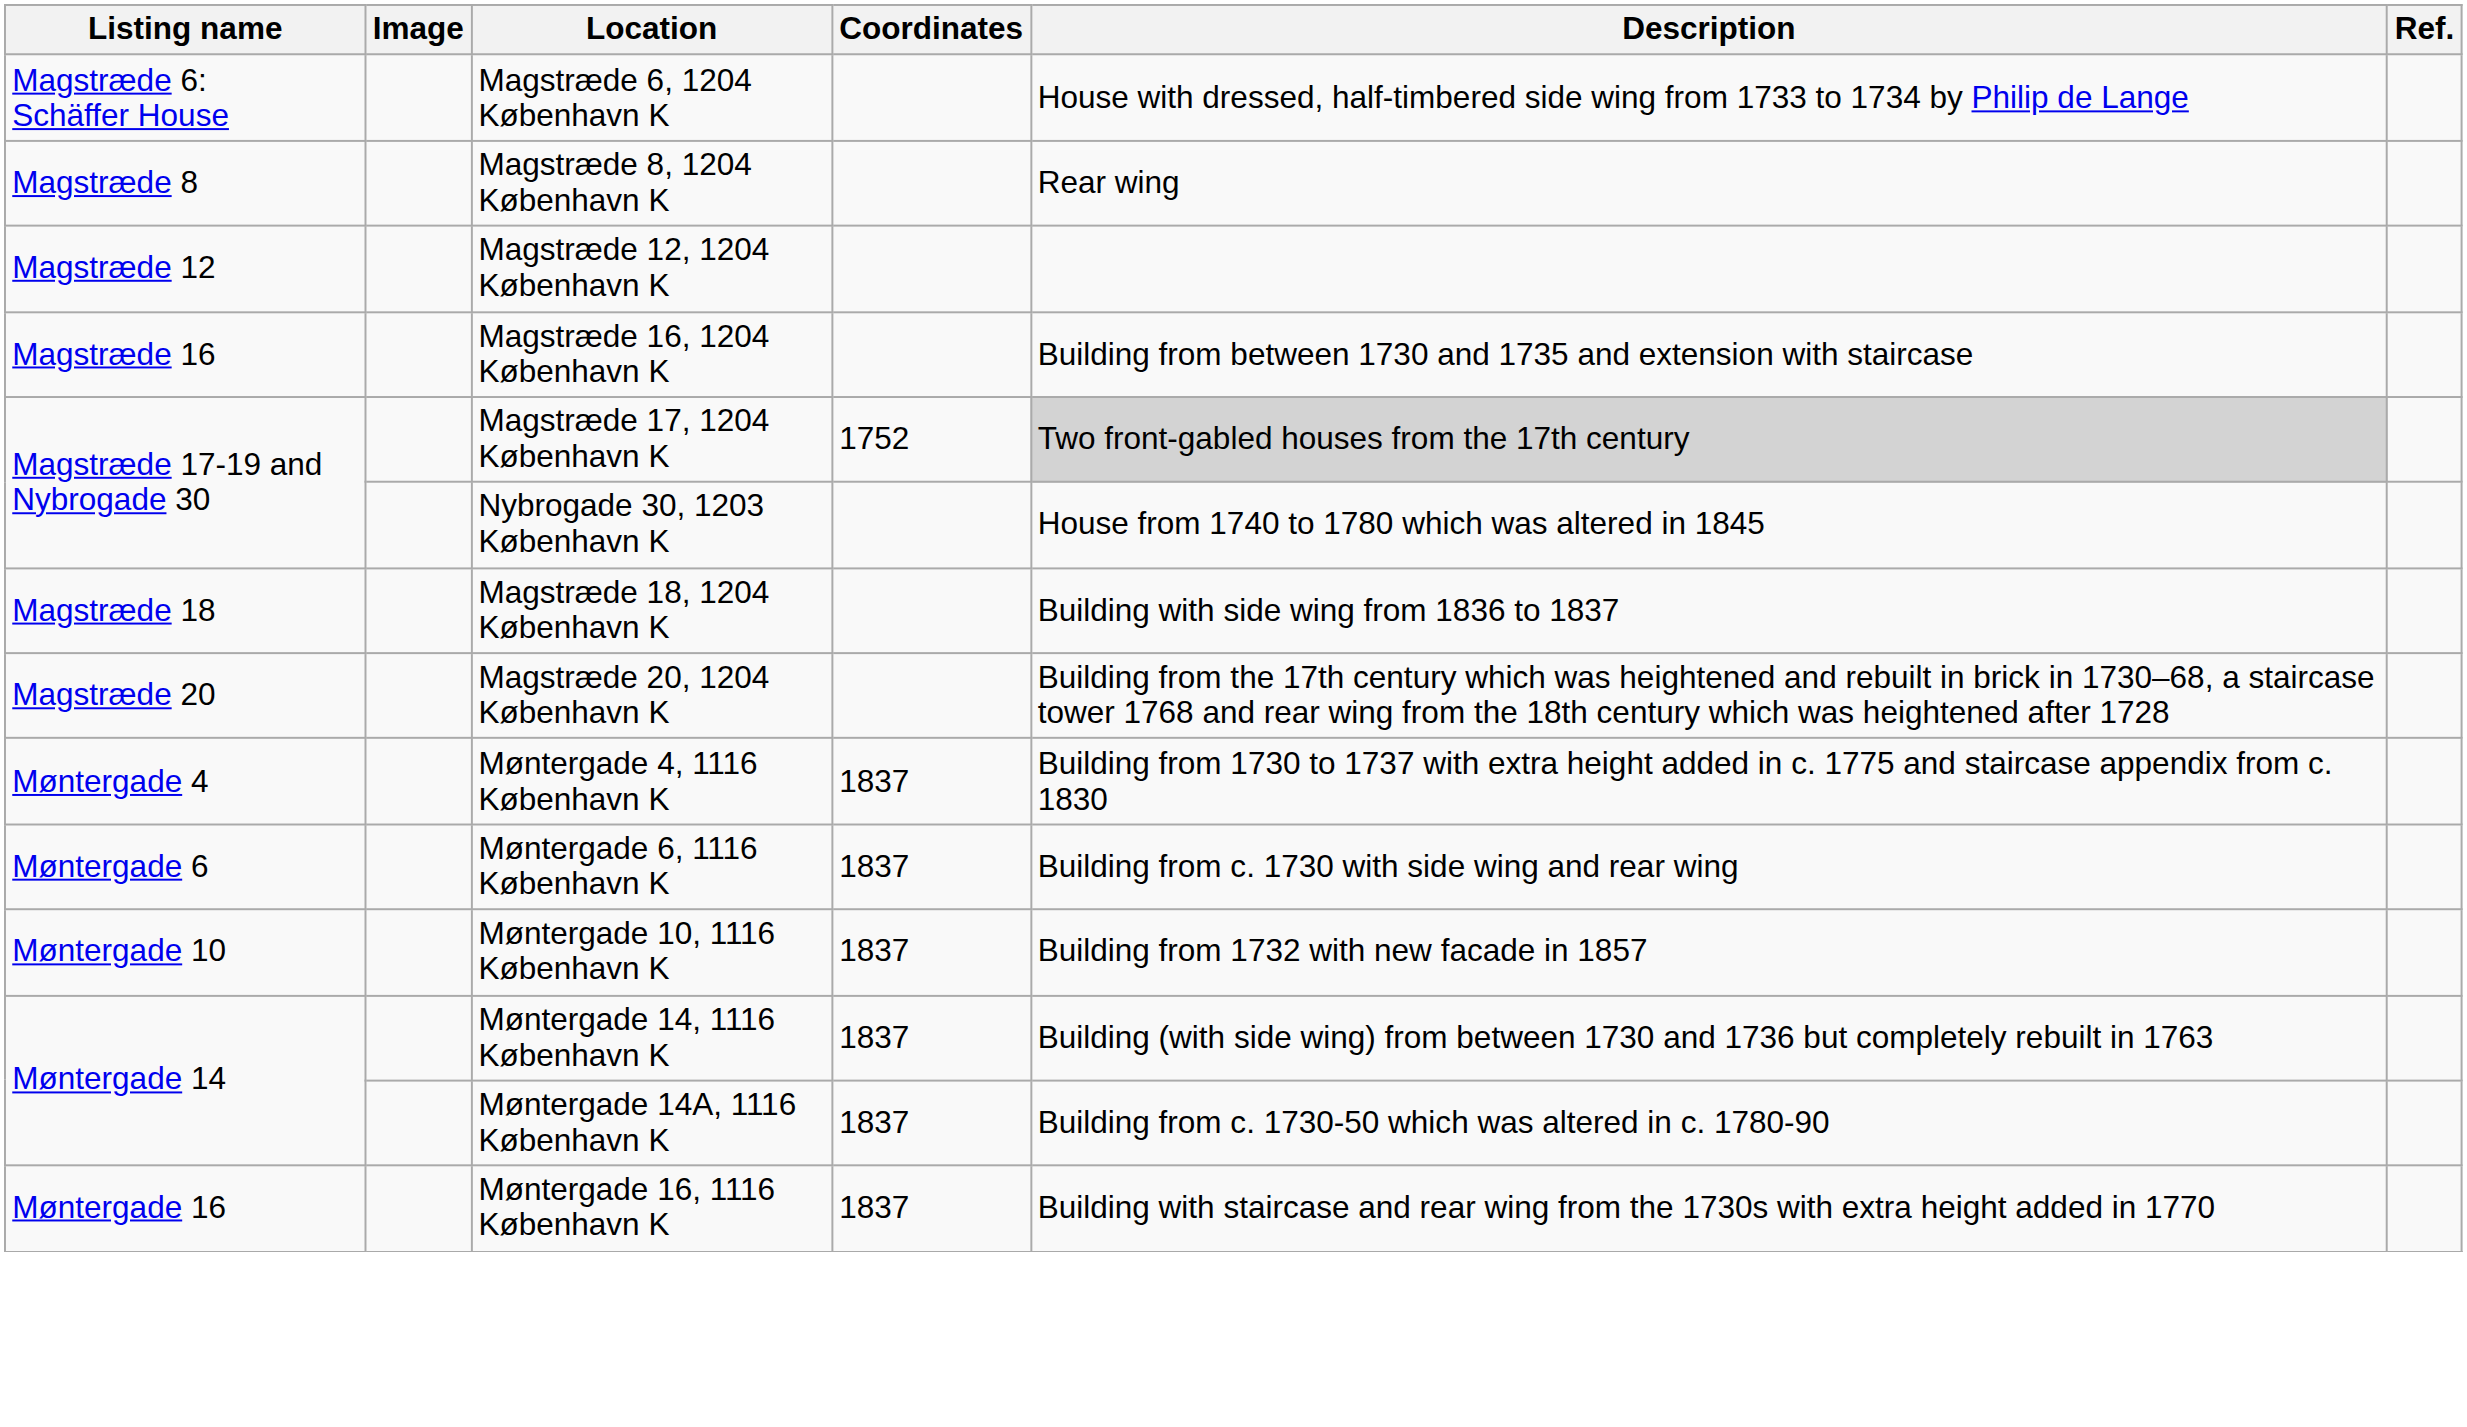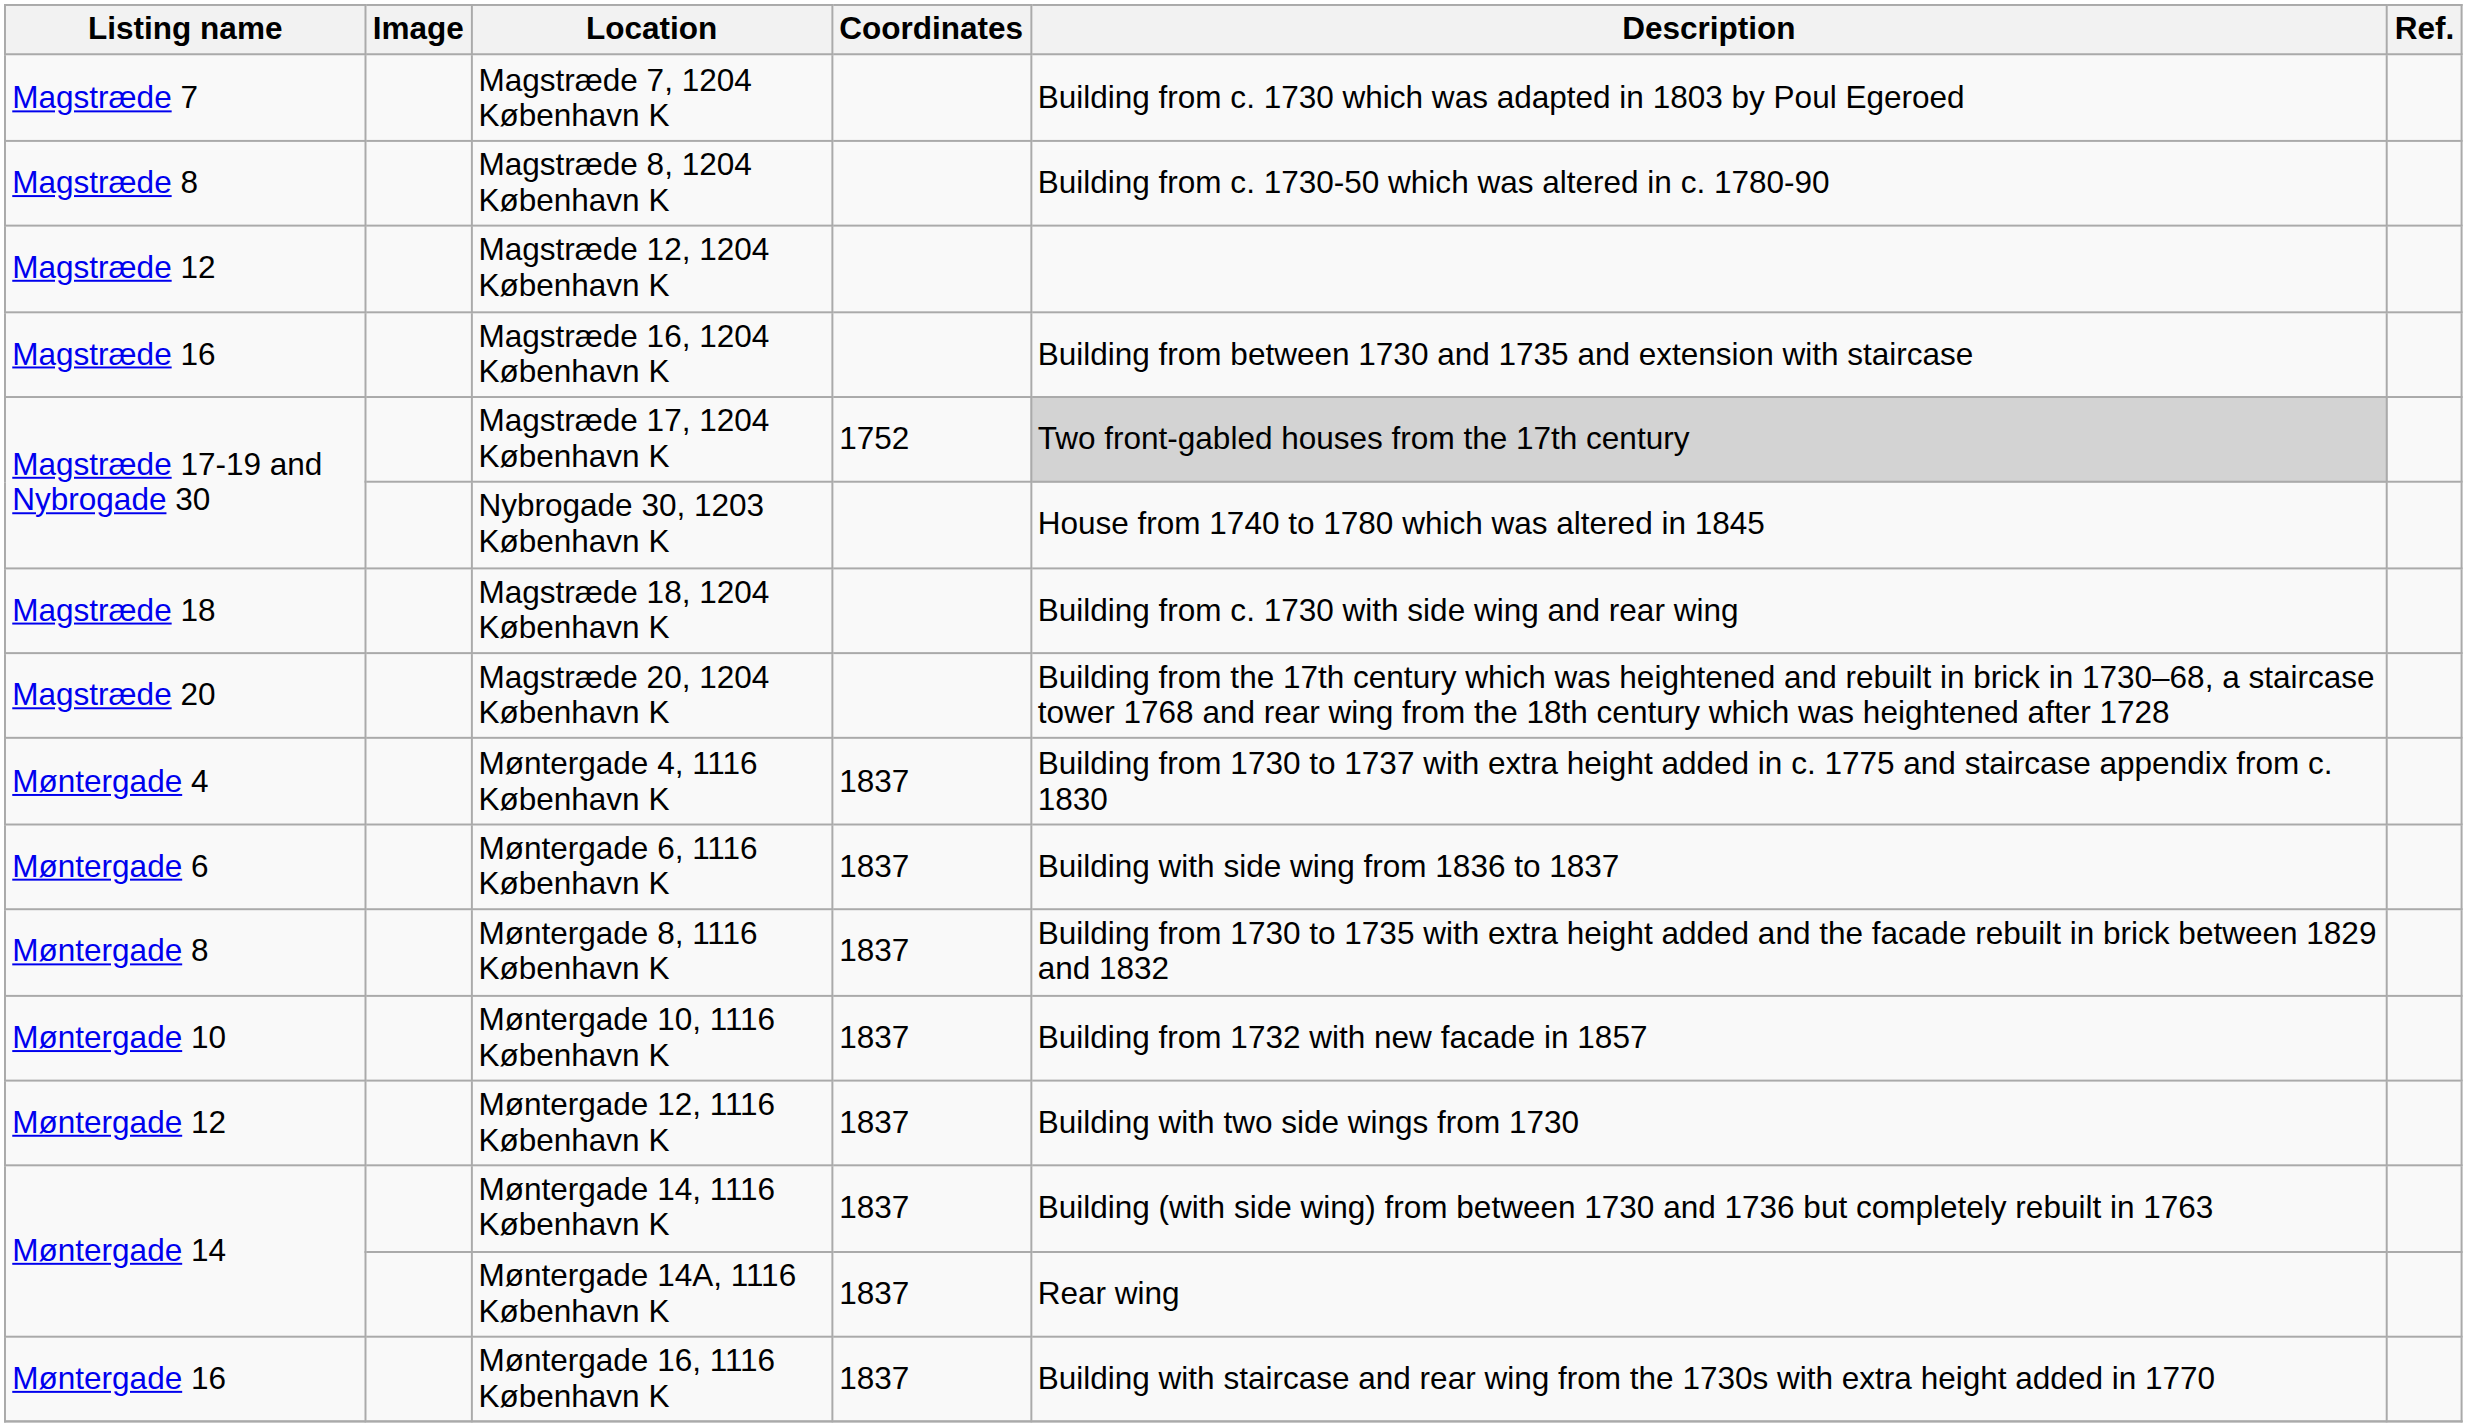- row: (615, 97)
+ row: (615, 97)
(1109, 182) Rear wing -> (1434, 182) Building from c. 1730-50 which was altered in c. 1780-90
(1329, 609) Building with side wing from 1836 to 1837 -> (1388, 609) Building from c. 1730 with side wing and rear wing
(1388, 866) Building from c. 1730 with side wing and rear wing -> (1329, 866) Building with side wing from 1836 to 1837
+ row: (618, 951)
+ row: (627, 1122)
(1434, 1122) Building from c. 1730-50 which was altered in c. 1780-90 -> (1109, 1293) Rear wing
